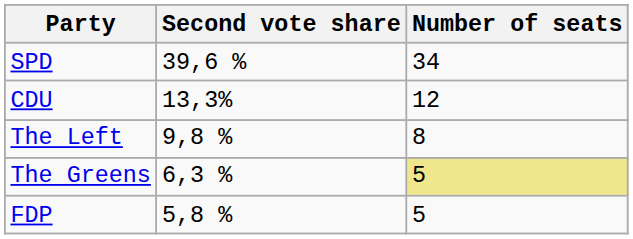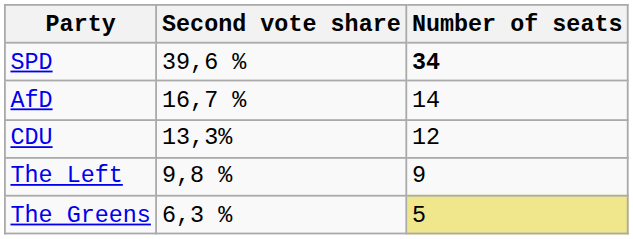(426, 62) normal -> (426, 62) bold
+ row: (32, 100)
(419, 138) 8 -> (419, 177) 9
- row: (32, 215)
